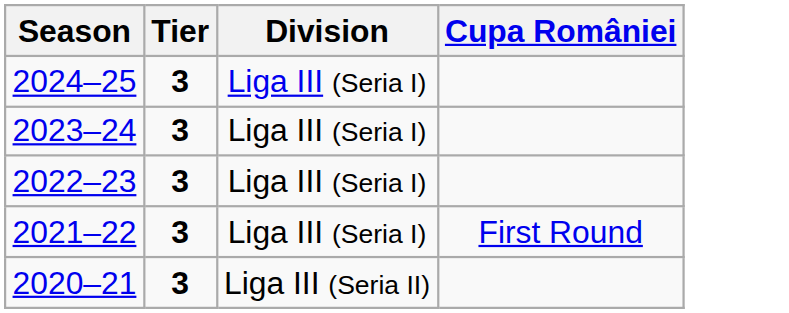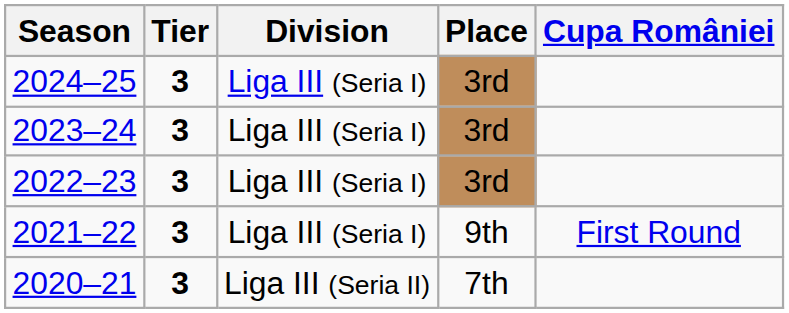+ column: (486, 31)
